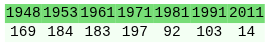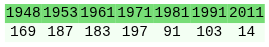(60, 33) 184 -> (60, 33) 187
(172, 33) 92 -> (172, 33) 91
